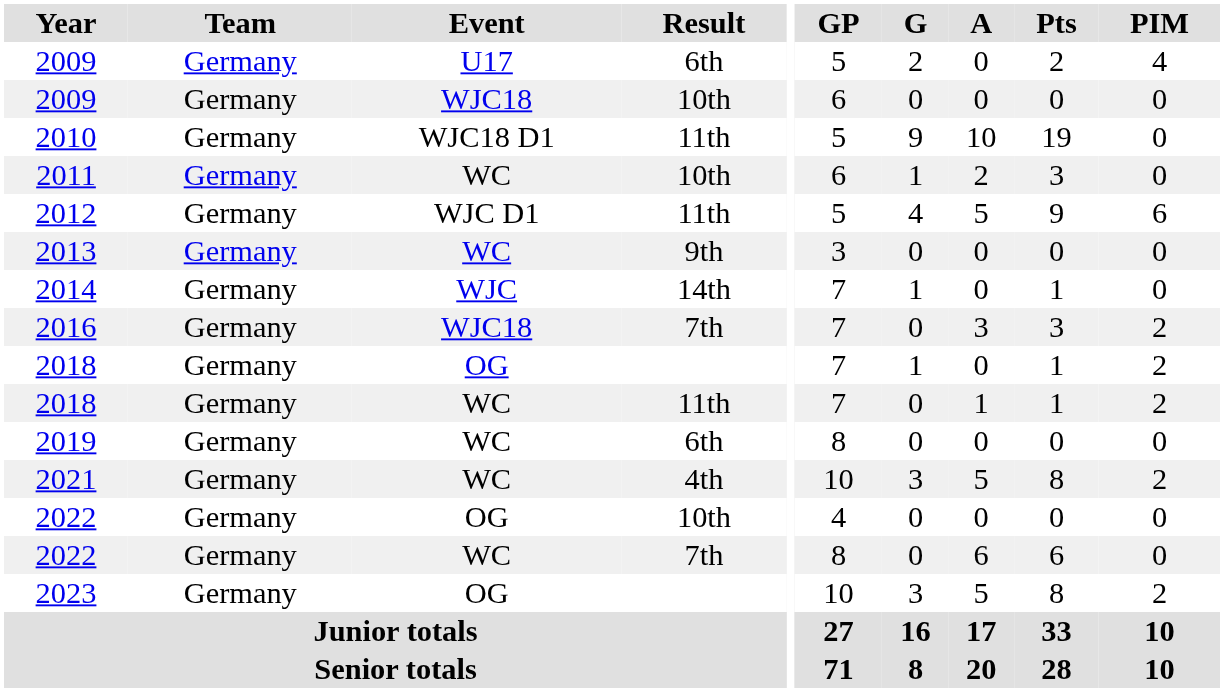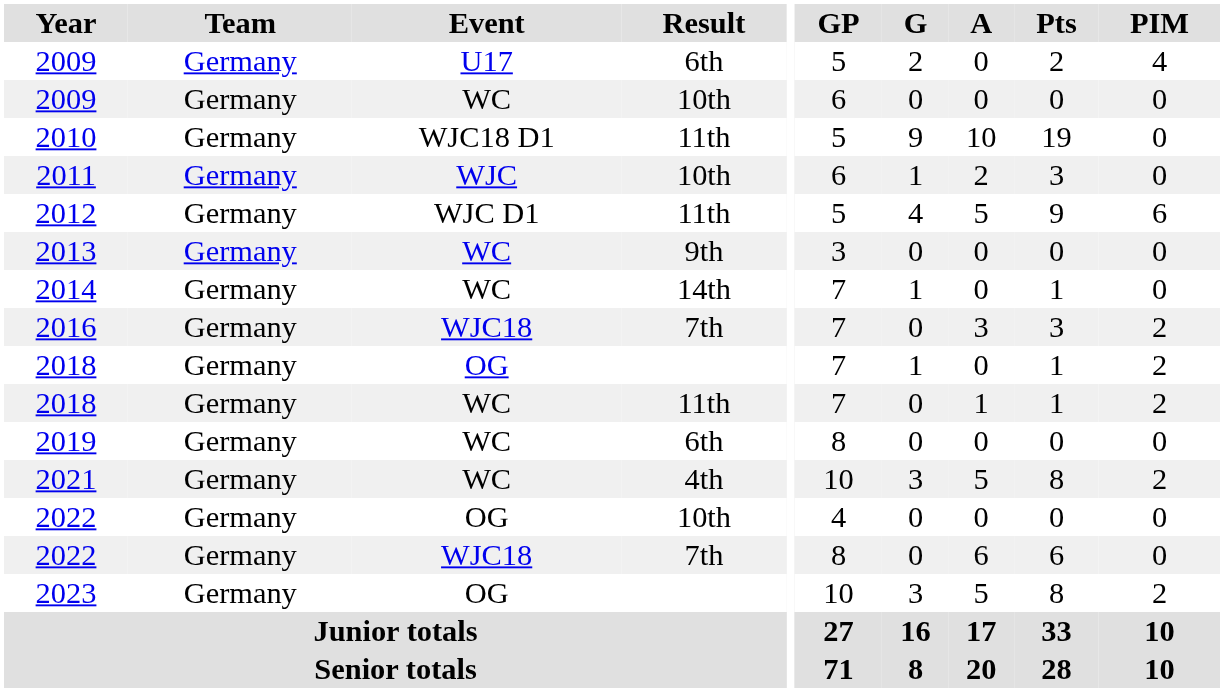(487, 98) WJC18 -> (487, 98) WC
(487, 174) WC -> (487, 174) WJC
(487, 288) WJC -> (487, 288) WC
(487, 554) WC -> (487, 554) WJC18
